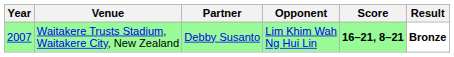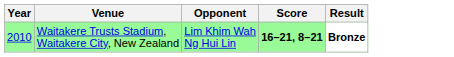- column: (222, 14)
(19, 37) 2007 -> (19, 37) 2010
